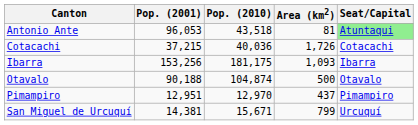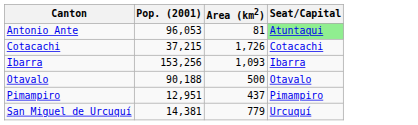- column: (239, 14)
(326, 112) 799 -> (256, 112) 779
